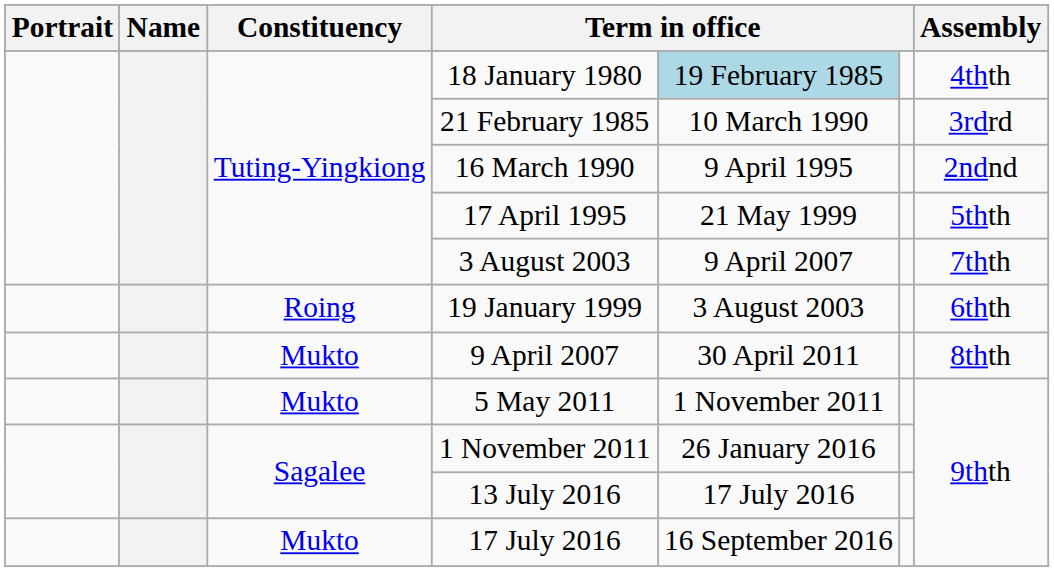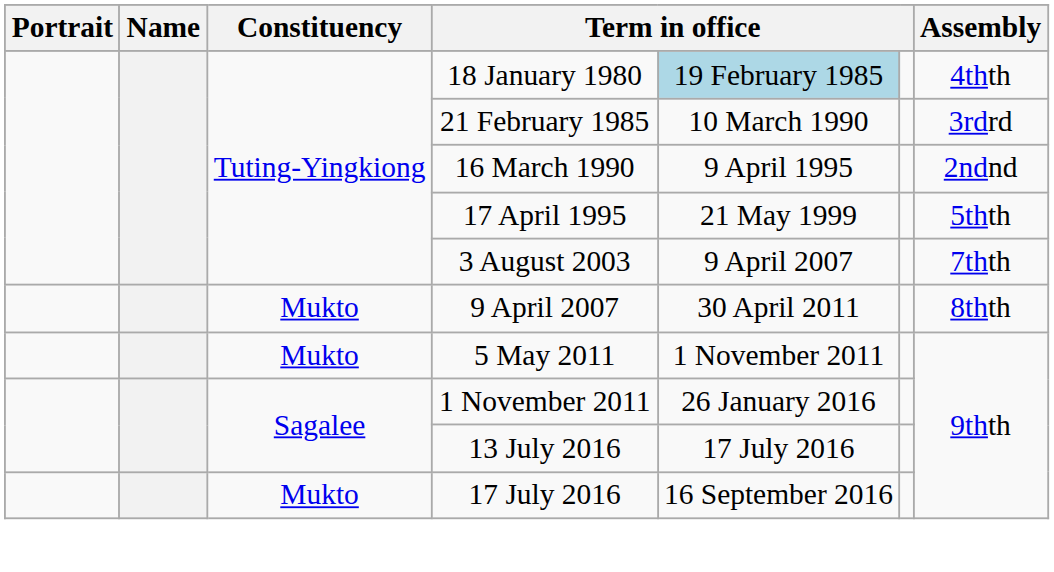- row: (545, 307)
